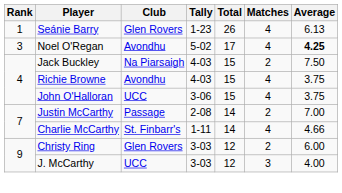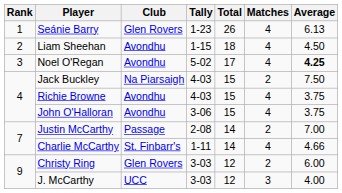+ row: (72, 46)
(135, 96) UCC -> (145, 113) Avondhu
